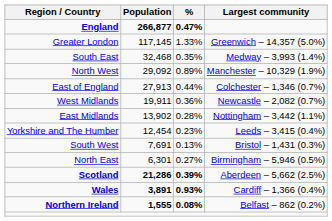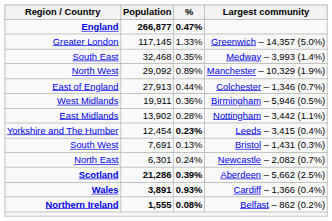(272, 101) Newcastle – 2,082 (0.7%) -> (268, 101) Birmingham – 5,946 (0.5%)
(189, 130) normal -> (189, 130) bold
(189, 160) 0.27% -> (189, 160) 0.24%
(268, 160) Birmingham – 5,946 (0.5%) -> (272, 160) Newcastle – 2,082 (0.7%)
